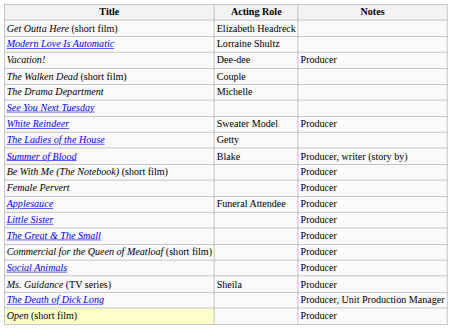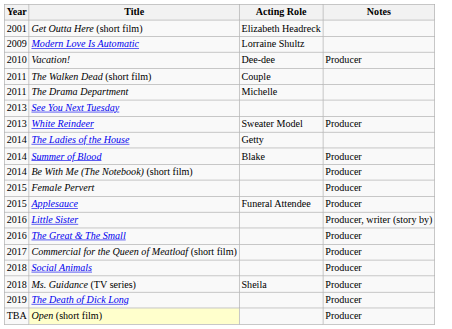+ column: (17, 12)
(354, 156) Producer, writer (story by) -> (344, 156) Producer
(319, 220) Producer -> (379, 220) Producer, writer (story by)
(373, 300) Producer, Unit Production Manager -> (344, 300) Producer
